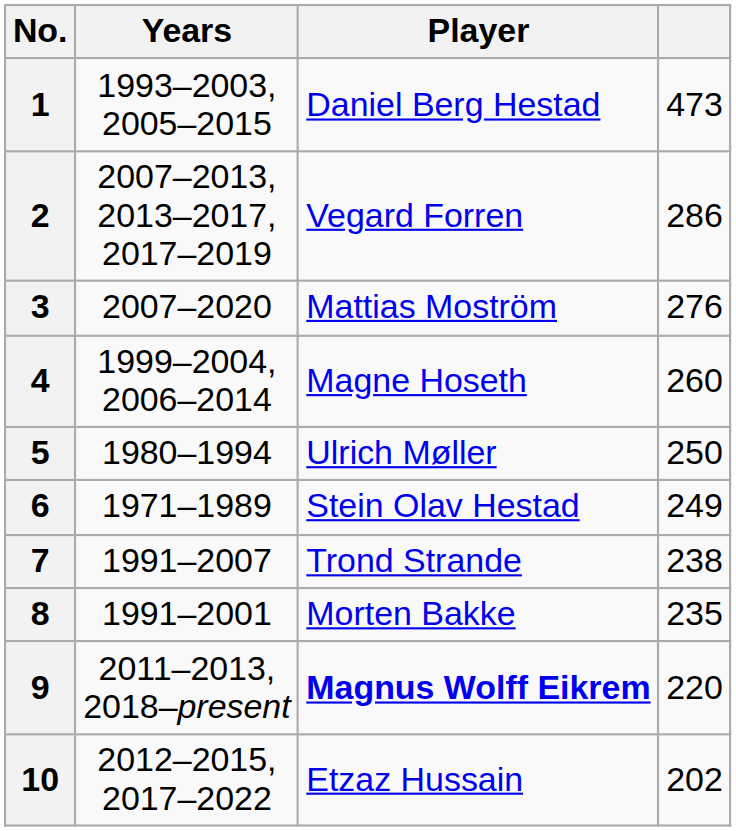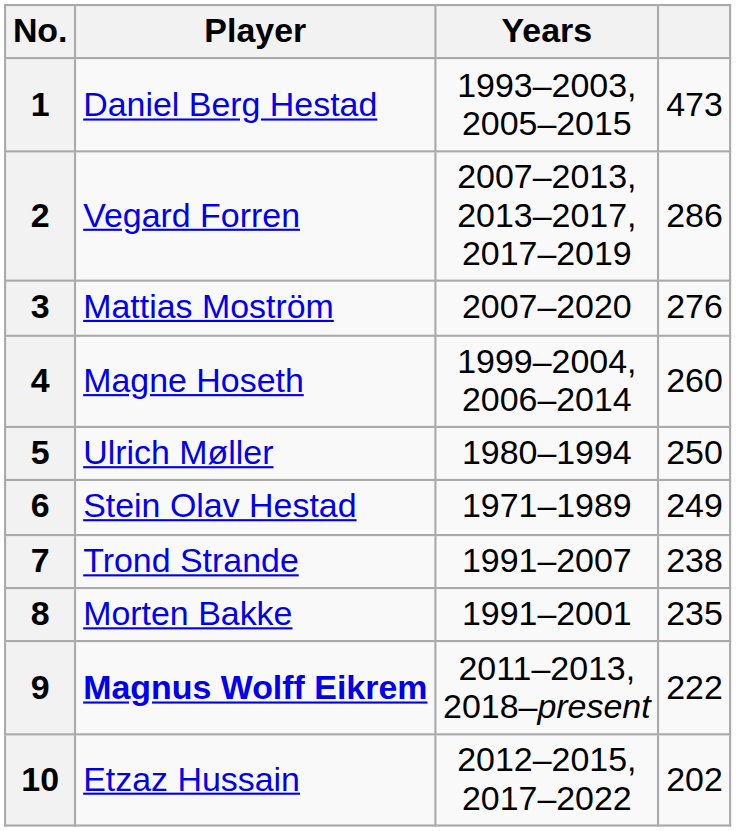columns swapped: (478, 31) <-> (187, 31)
(695, 687) 220 -> (695, 687) 222
